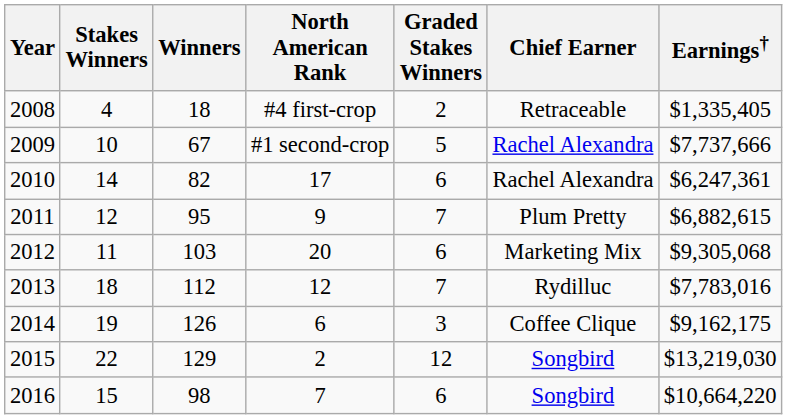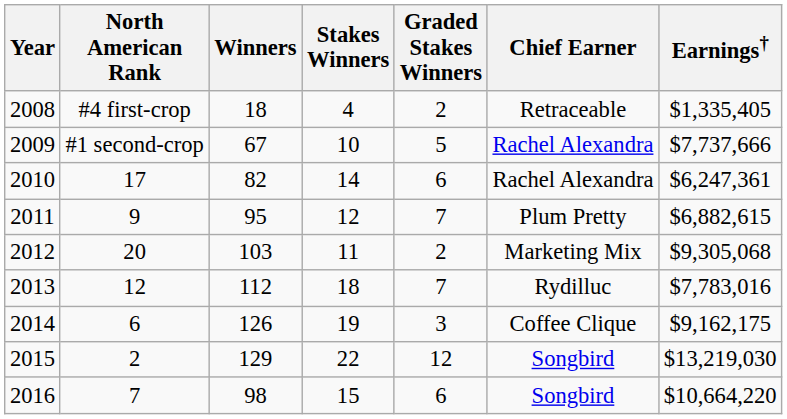columns swapped: (320, 47) <-> (107, 47)
(441, 252) 6 -> (441, 252) 2
